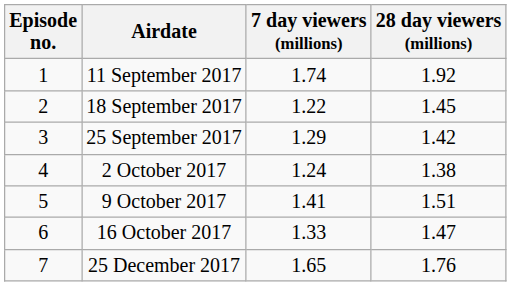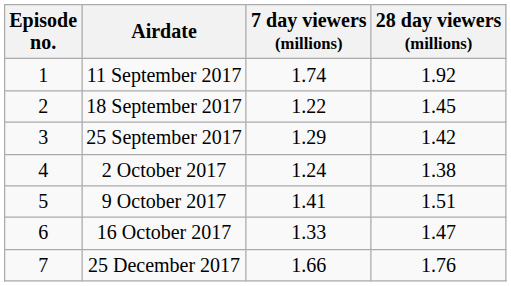(309, 264) 1.65 -> (309, 264) 1.66
